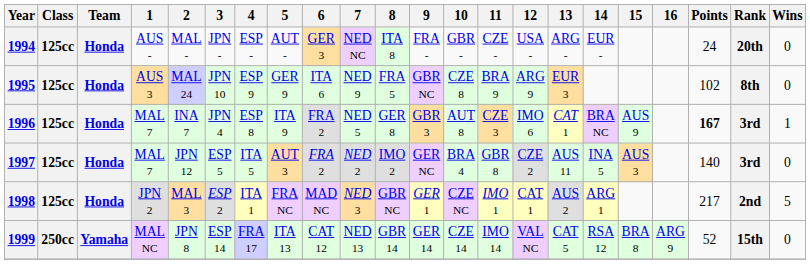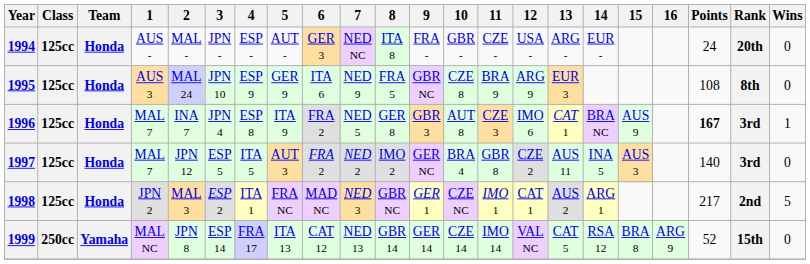(709, 85) 102 -> (709, 85) 108
